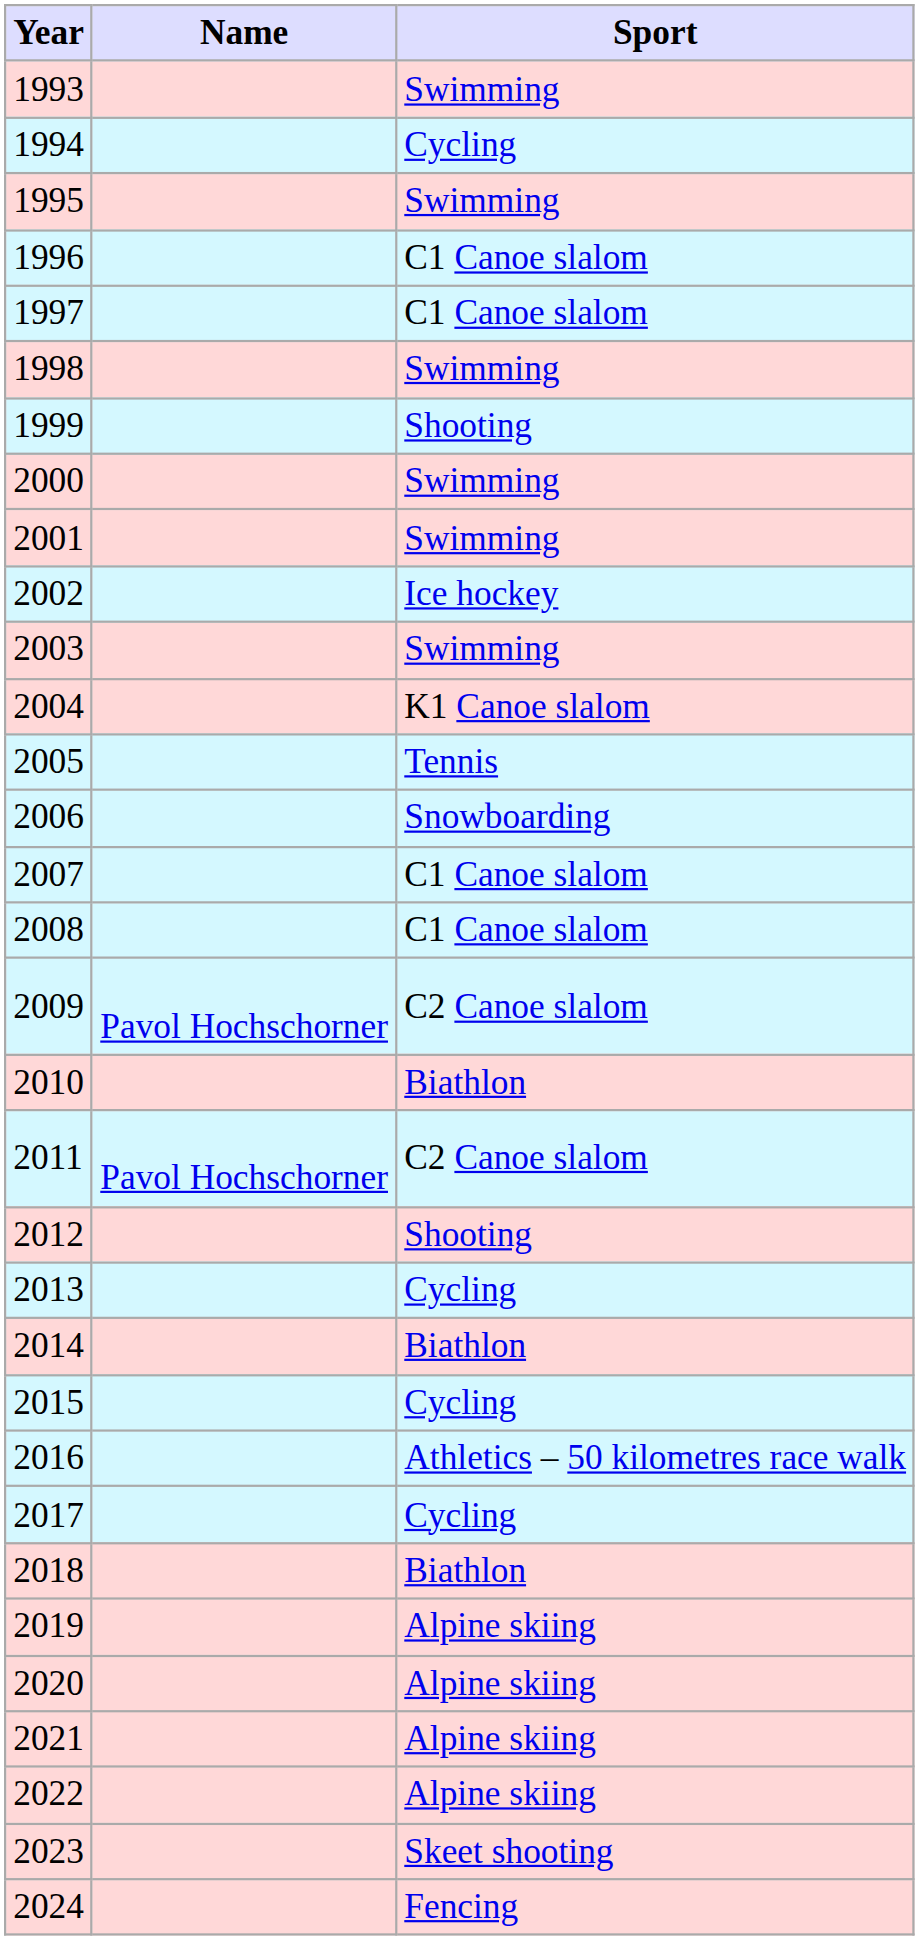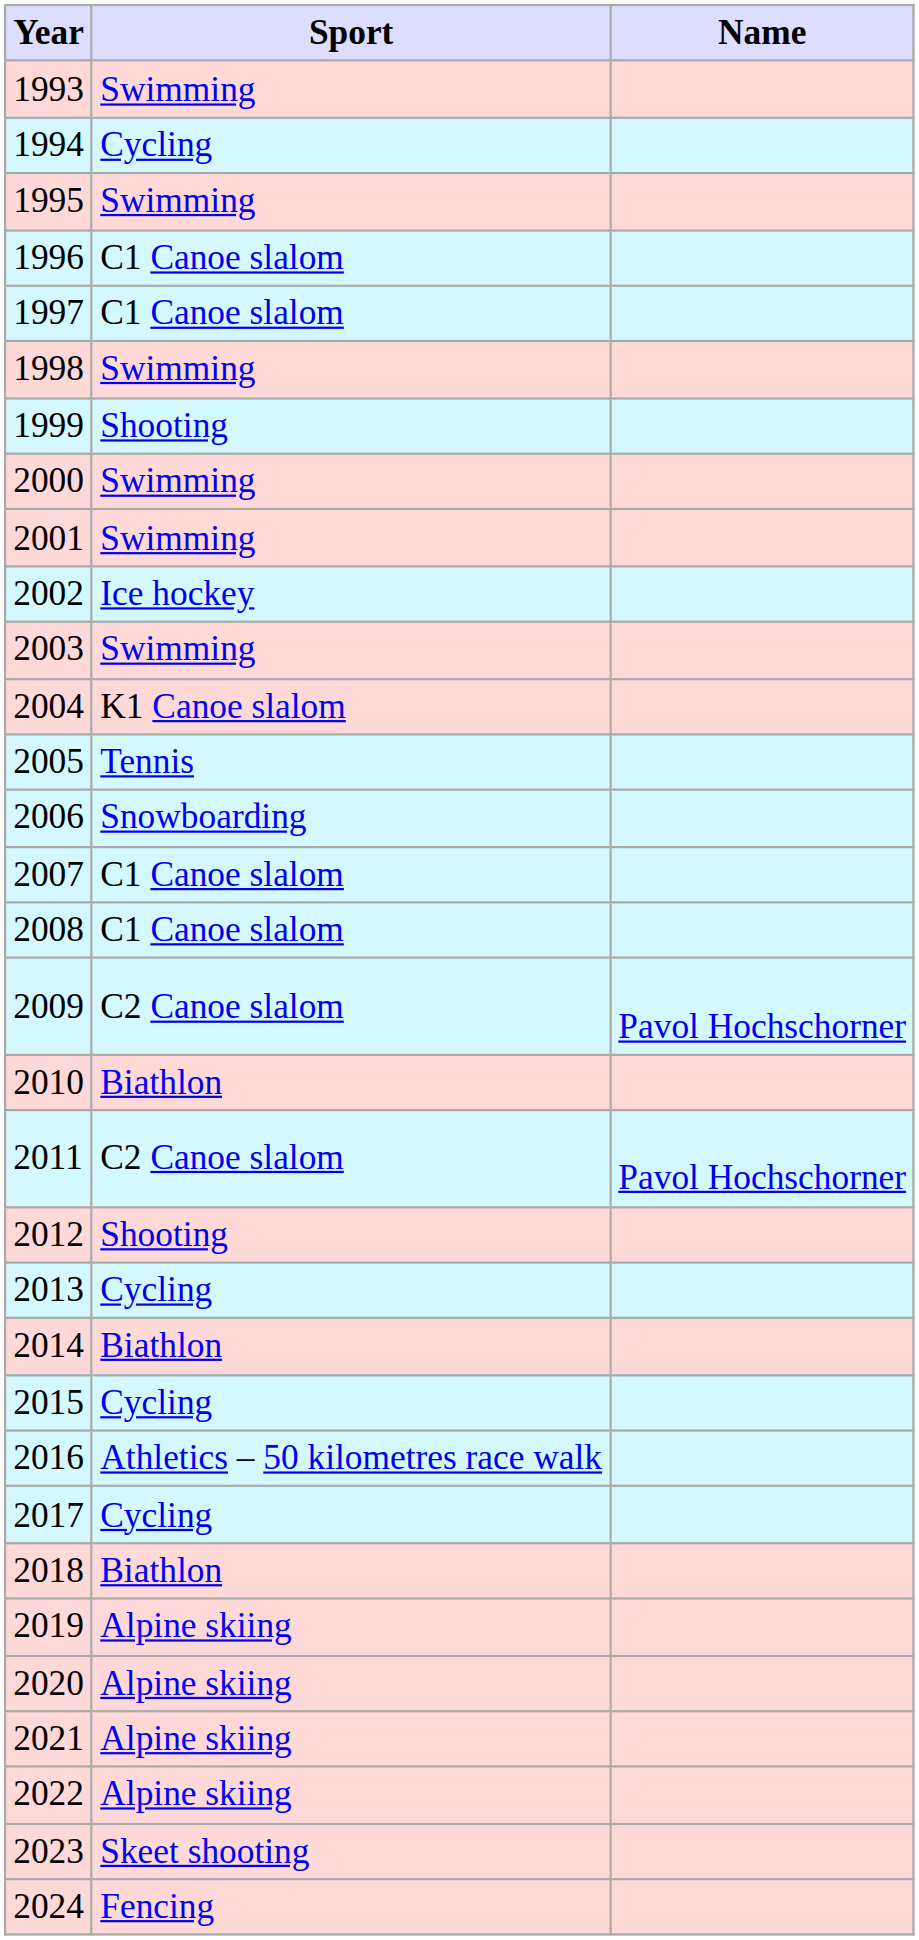columns swapped: (244, 32) <-> (655, 32)
